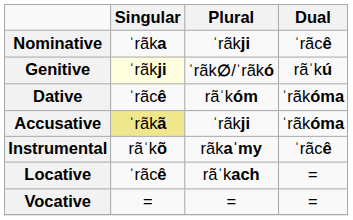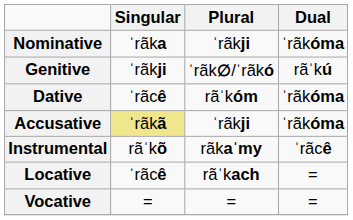(313, 43) ˈrãcê -> (313, 43) ˈrãkóma
(148, 70) lightyellow background -> (148, 70) no background
